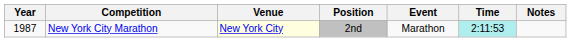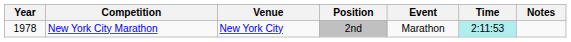(25, 29) 1987 -> (25, 29) 1978
(251, 29) lightyellow background -> (251, 29) no background
